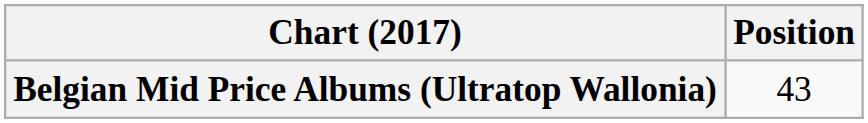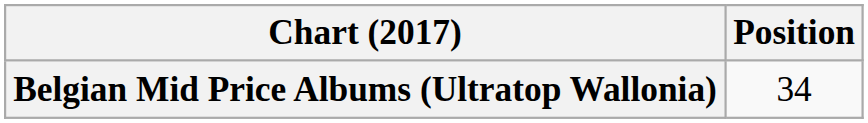(794, 88) 43 -> (794, 88) 34
